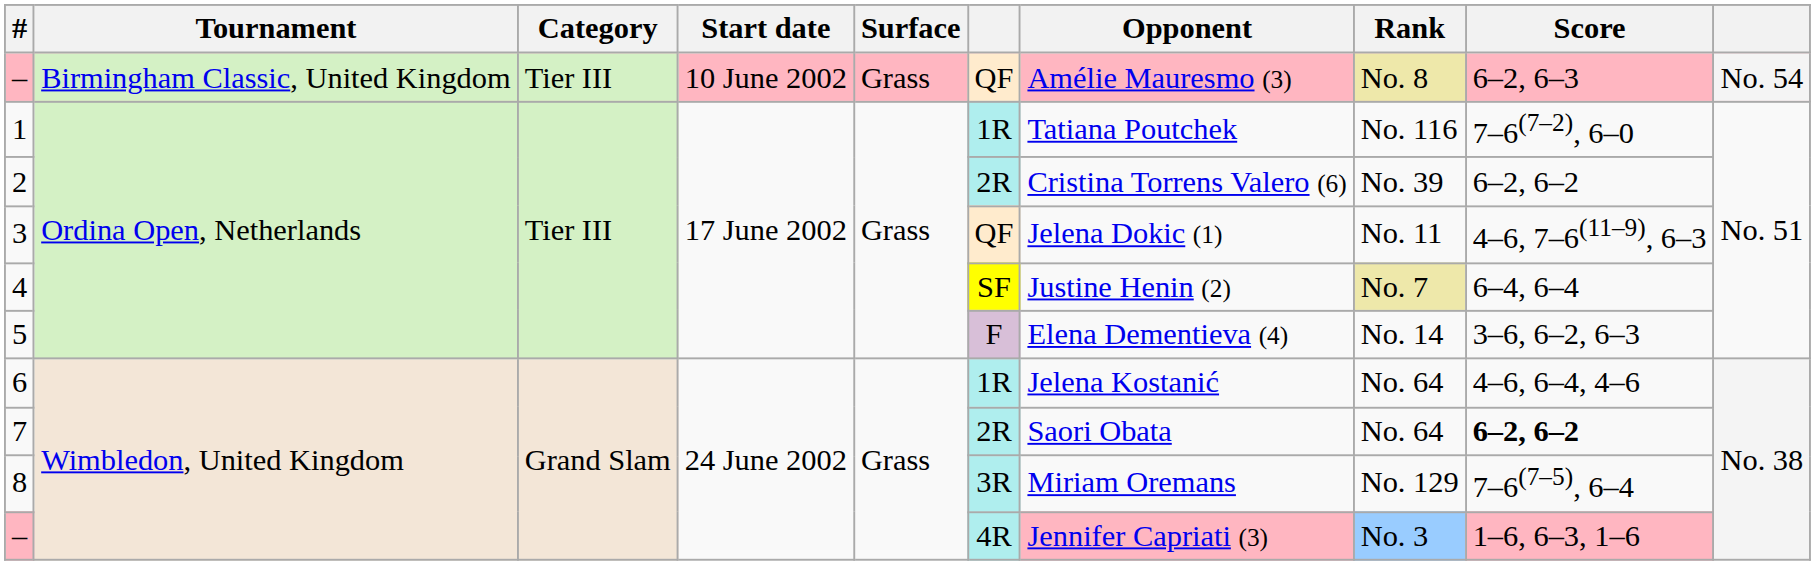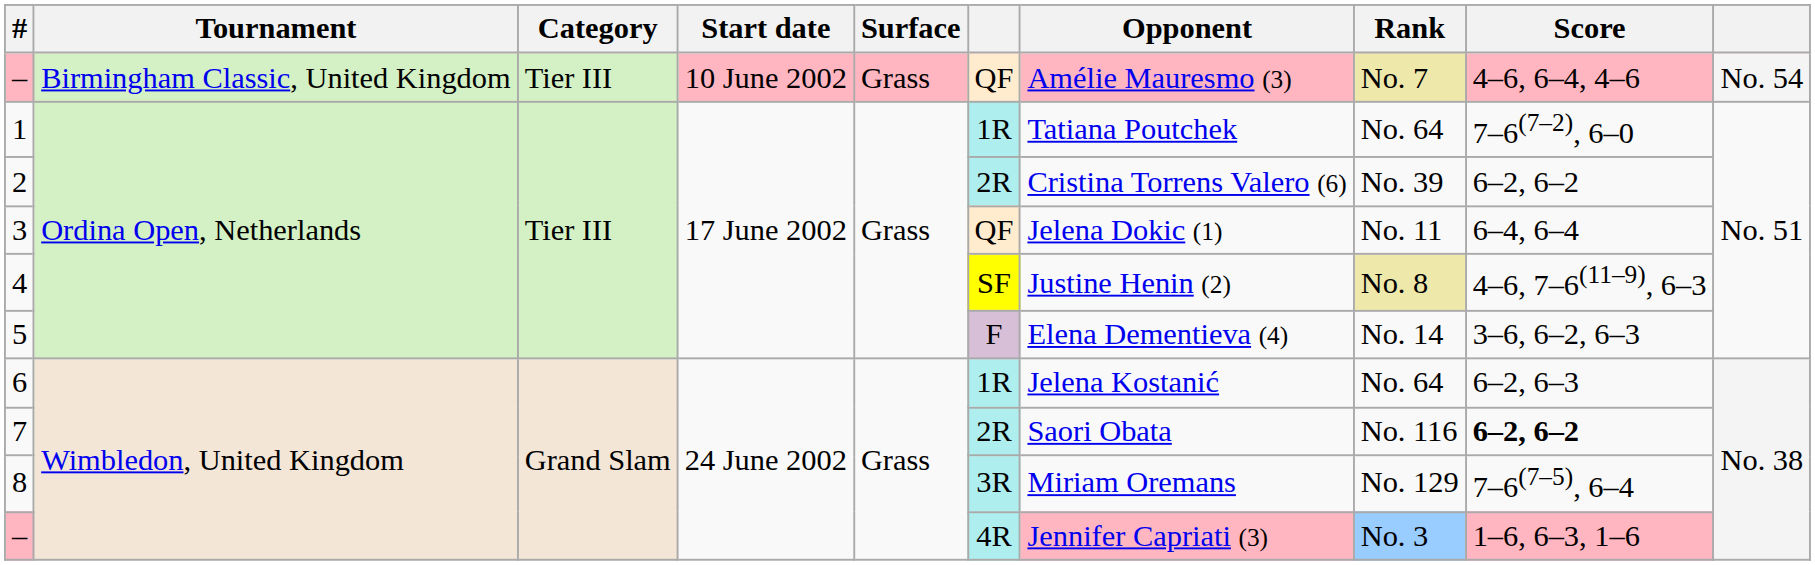(1394, 76) No. 8 -> (1394, 76) No. 7
(1526, 76) 6–2, 6–3 -> (1556, 76) 4–6, 6–4, 4–6
(1409, 129) No. 116 -> (1402, 129) No. 64
(1590, 233) 4–6, 7–6(11–9), 6–3 -> (1526, 229) 6–4, 6–4
(1394, 286) No. 7 -> (1394, 281) No. 8
(1526, 286) 6–4, 6–4 -> (1590, 282) 4–6, 7–6(11–9), 6–3
(1556, 382) 4–6, 6–4, 4–6 -> (1526, 382) 6–2, 6–3
(1402, 430) No. 64 -> (1409, 430) No. 116
